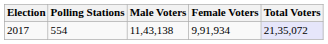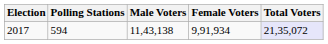(59, 30) 554 -> (59, 30) 594
